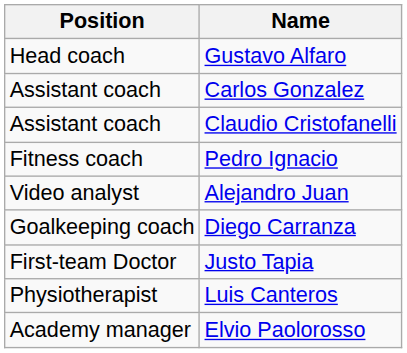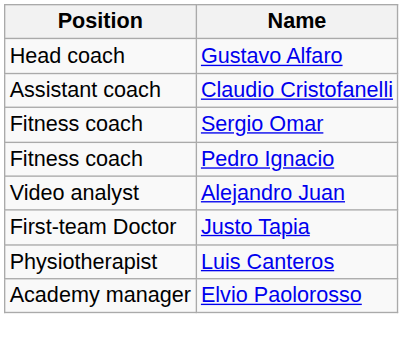- row: (284, 90)
+ row: (262, 124)
- row: (280, 227)
